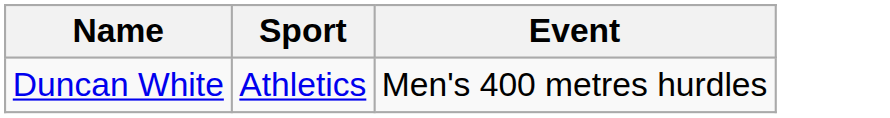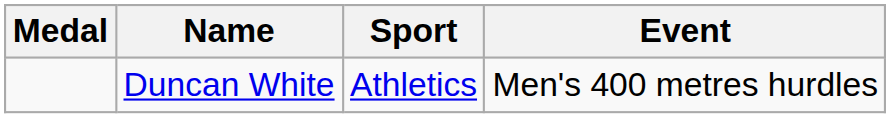+ column: (60, 31)
